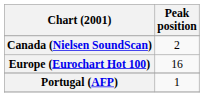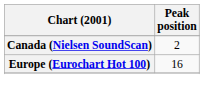- row: (79, 82)
